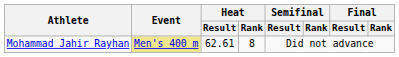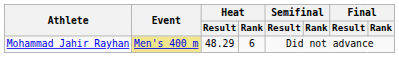(220, 44) 62.61 -> (220, 44) 48.29
(252, 44) 8 -> (252, 44) 6
